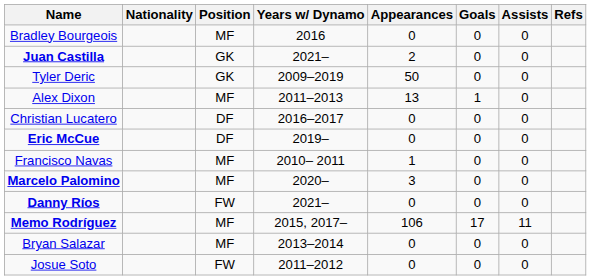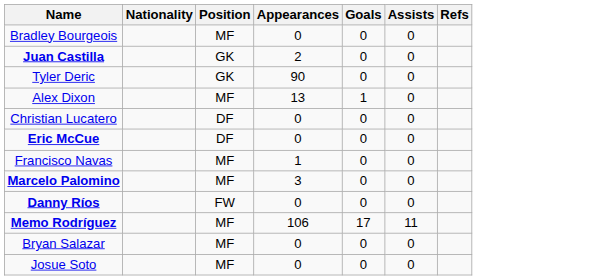- column: (311, 14)
(412, 77) 50 -> (298, 77) 90
(225, 264) FW -> (225, 264) MF
